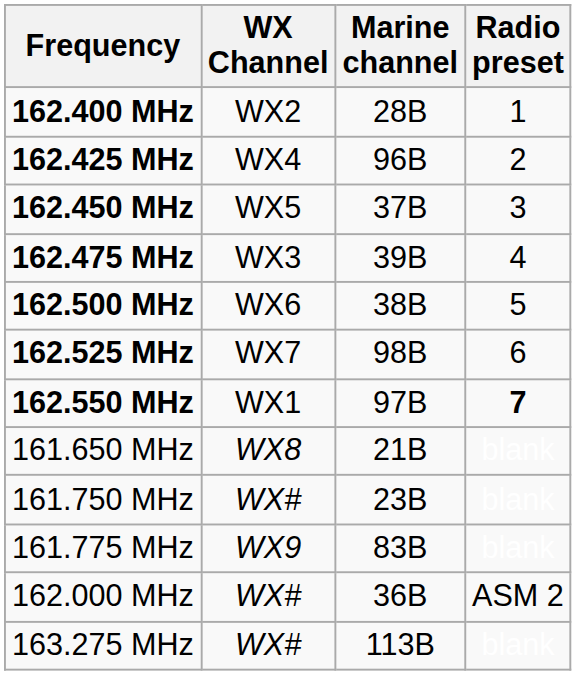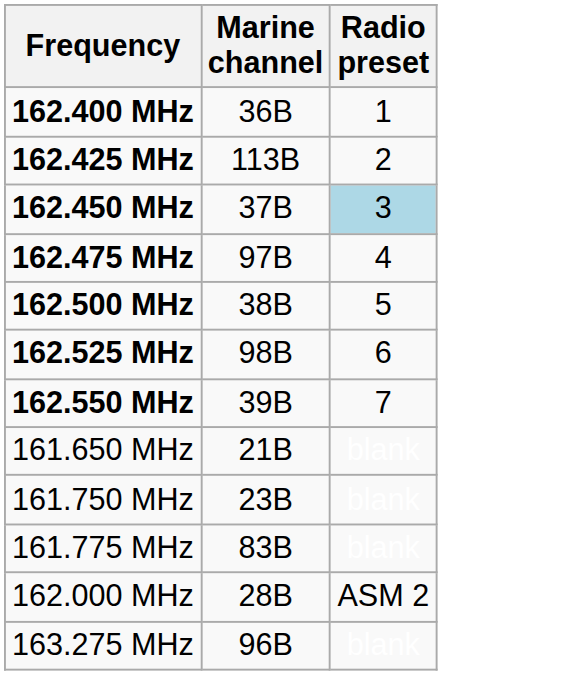- column: (268, 45)
(400, 111) 28B -> (266, 111) 36B
(400, 160) 96B -> (266, 160) 113B
(518, 208) no background -> (383, 208) lightblue background
(400, 256) 39B -> (266, 256) 97B
(400, 402) 97B -> (266, 402) 39B
(518, 402) bold -> (383, 402) normal
(400, 596) 36B -> (266, 596) 28B
(400, 644) 113B -> (266, 644) 96B
